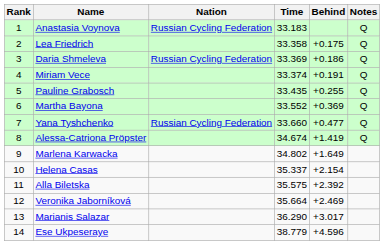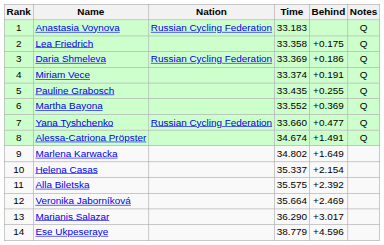(328, 138) +1.419 -> (328, 138) +1.491
